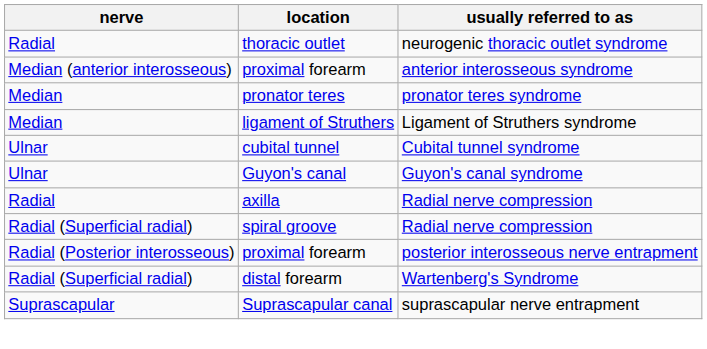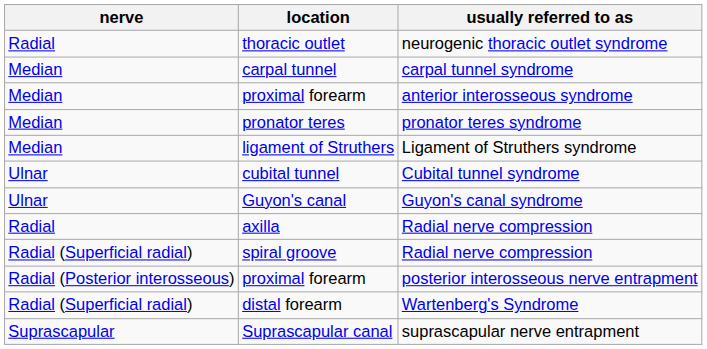+ row: (289, 69)
(120, 69) Median (anterior interosseous) -> (35, 95) Median
